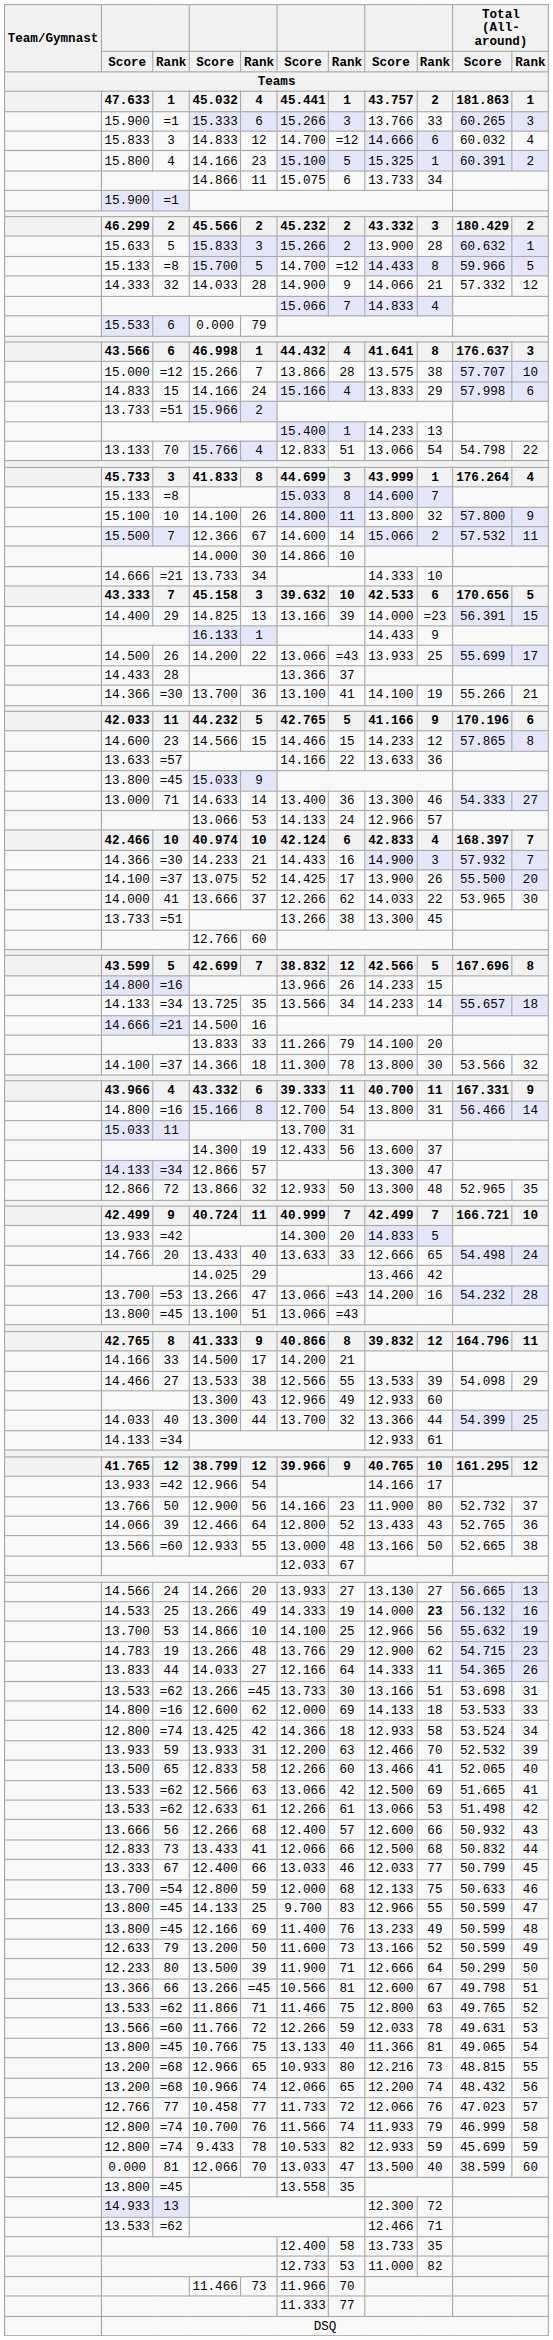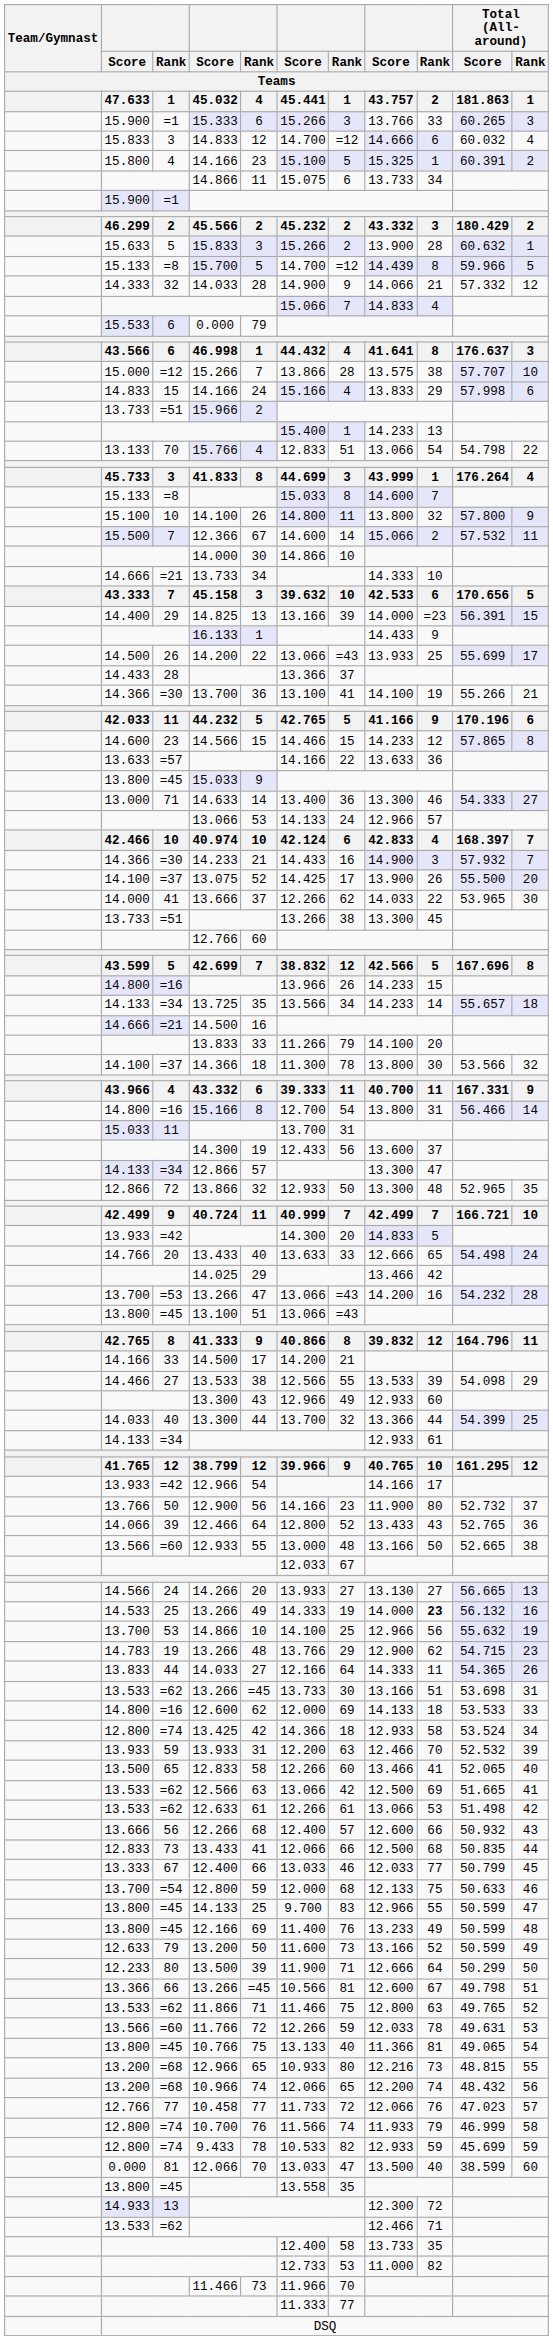(391, 266) 14.433 -> (391, 266) 14.439
(483, 1850) 50.832 -> (483, 1850) 50.835
